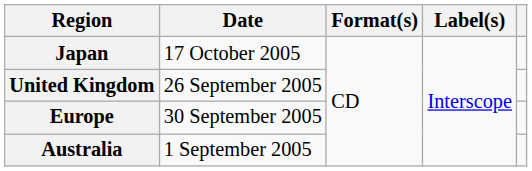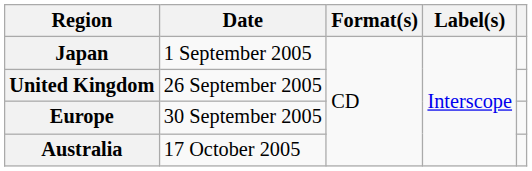(232, 52) 17 October 2005 -> (238, 52) 1 September 2005
(238, 149) 1 September 2005 -> (232, 149) 17 October 2005
